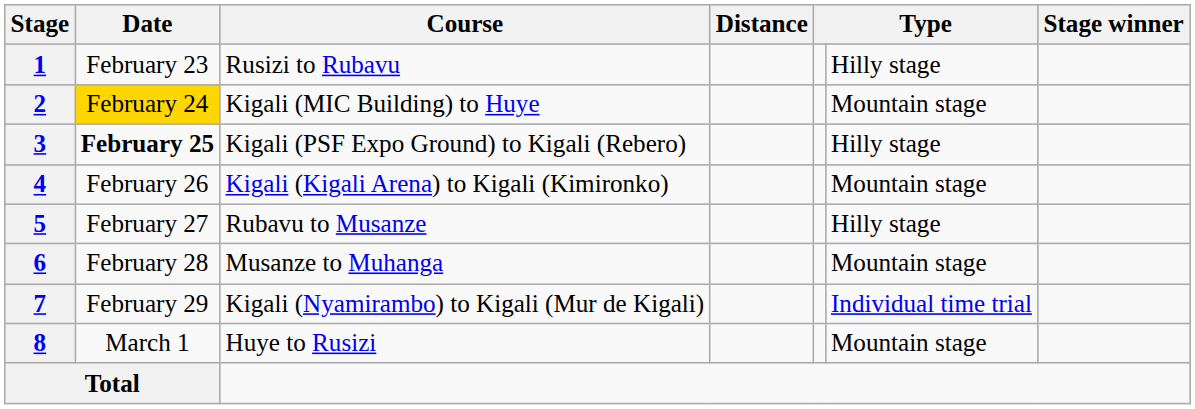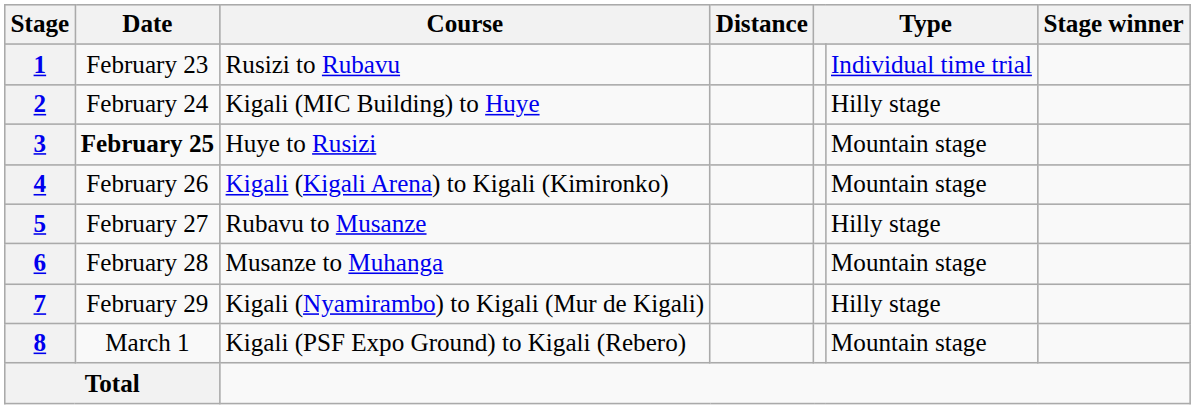(886, 64) Hilly stage -> (931, 64) Individual time trial
(147, 104) gold background -> (147, 104) no background
(909, 104) Mountain stage -> (886, 104) Hilly stage
(456, 143) Kigali (PSF Expo Ground) to Kigali (Rebero) -> (301, 143) Huye to Rusizi
(886, 143) Hilly stage -> (909, 143) Mountain stage
(931, 303) Individual time trial -> (886, 303) Hilly stage
(301, 343) Huye to Rusizi -> (456, 343) Kigali (PSF Expo Ground) to Kigali (Rebero)
